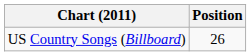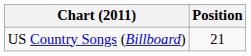(217, 39) 26 -> (217, 39) 21
